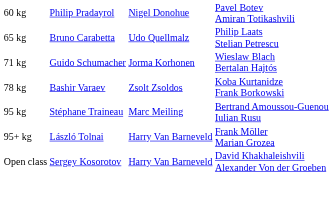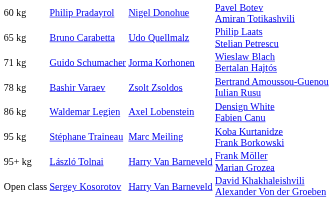(250, 87) Koba Kurtanidze Frank Borkowski -> (272, 87) Bertrand Amoussou-Guenou Iulian Rusu
+ row: (15, 112)
(272, 112) Bertrand Amoussou-Guenou Iulian Rusu -> (250, 137) Koba Kurtanidze Frank Borkowski
